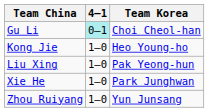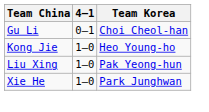(98, 30) paleturquoise background -> (85, 30) no background
- row: (45, 99)
